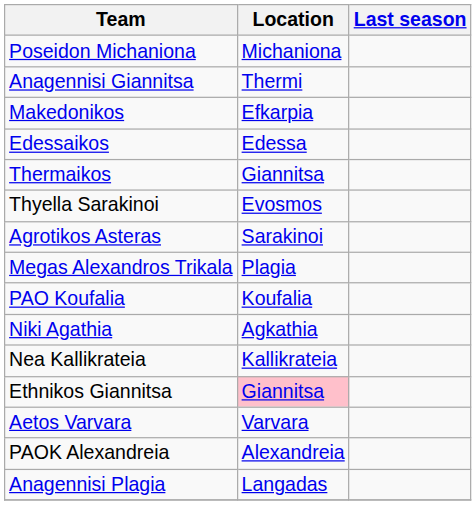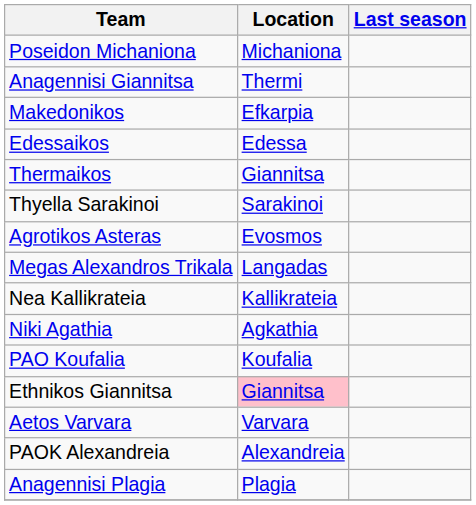(282, 205) Evosmos -> (282, 205) Sarakinoi
(282, 236) Sarakinoi -> (282, 236) Evosmos
(269, 267) Plagia -> (284, 267) Langadas
rows swapped: (77, 360) <-> (67, 298)
(284, 484) Langadas -> (269, 484) Plagia
